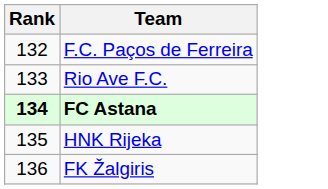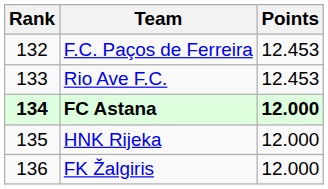+ column: (290, 19)
